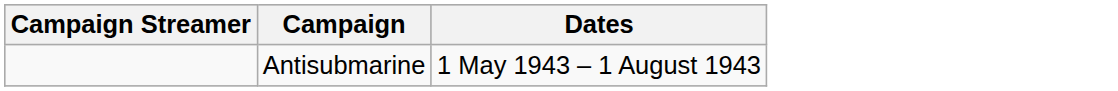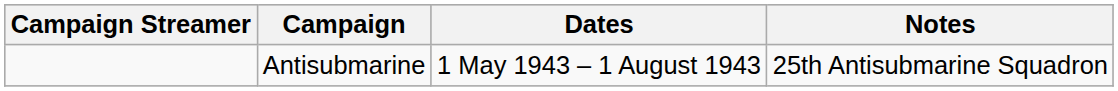+ column: (940, 24)
